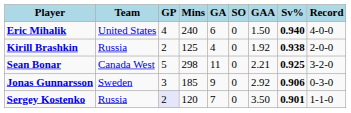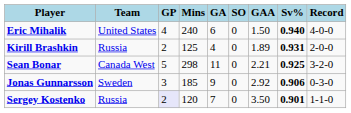(260, 47) 1.92 -> (260, 47) 1.89
(292, 47) 0.938 -> (292, 47) 0.931
